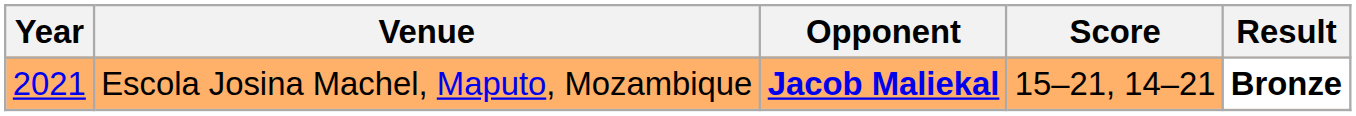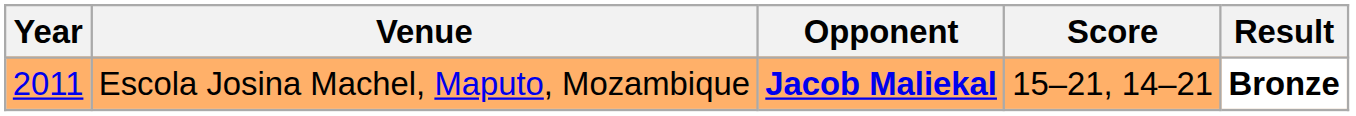(49, 83) 2021 -> (48, 83) 2011
